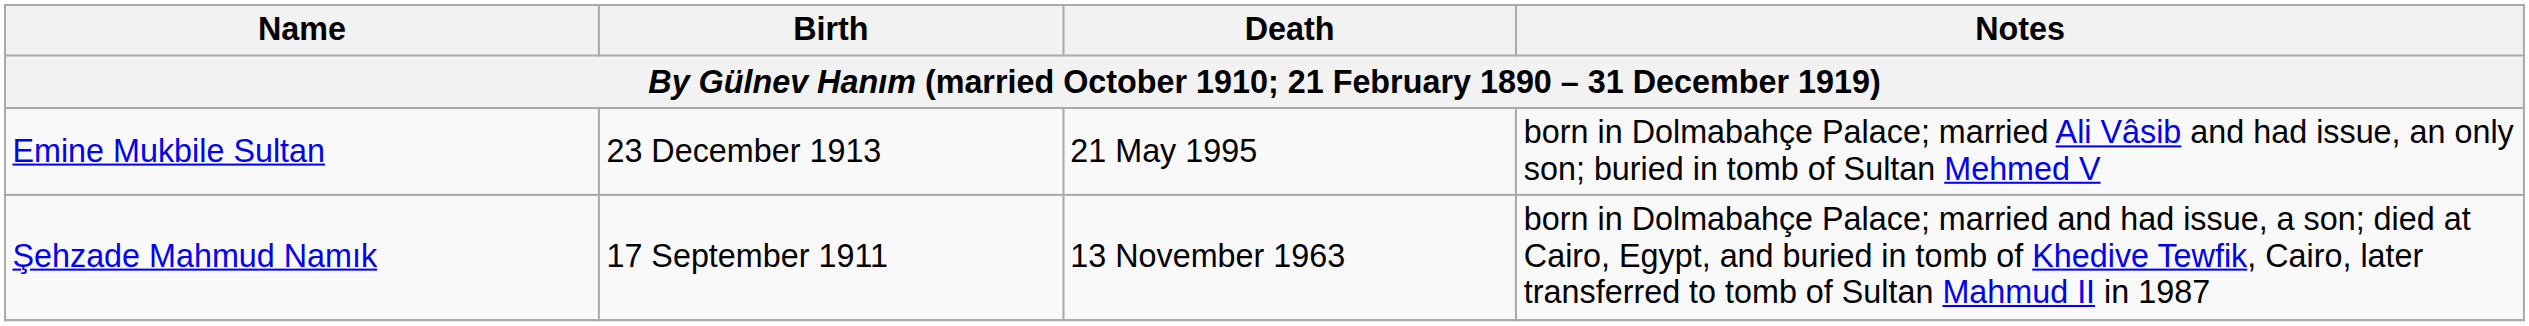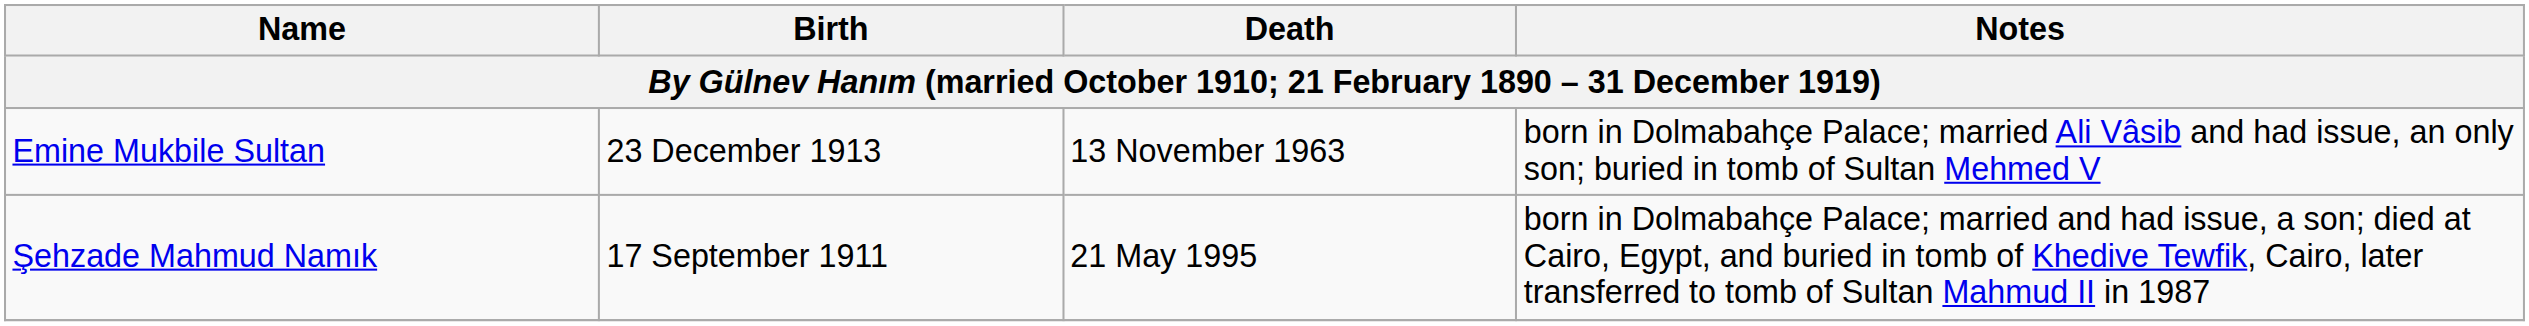(1164, 150) 21 May 1995 -> (1208, 150) 13 November 1963
(1208, 256) 13 November 1963 -> (1164, 256) 21 May 1995
